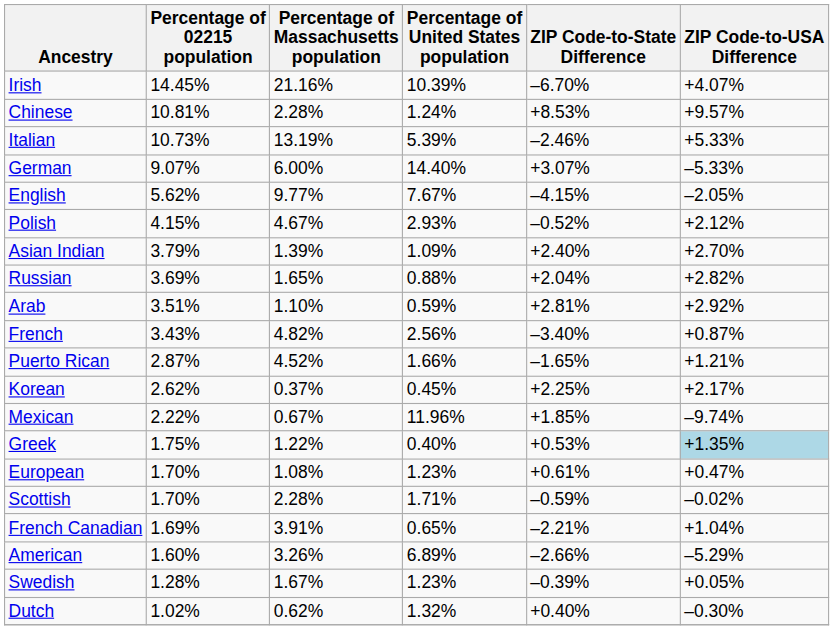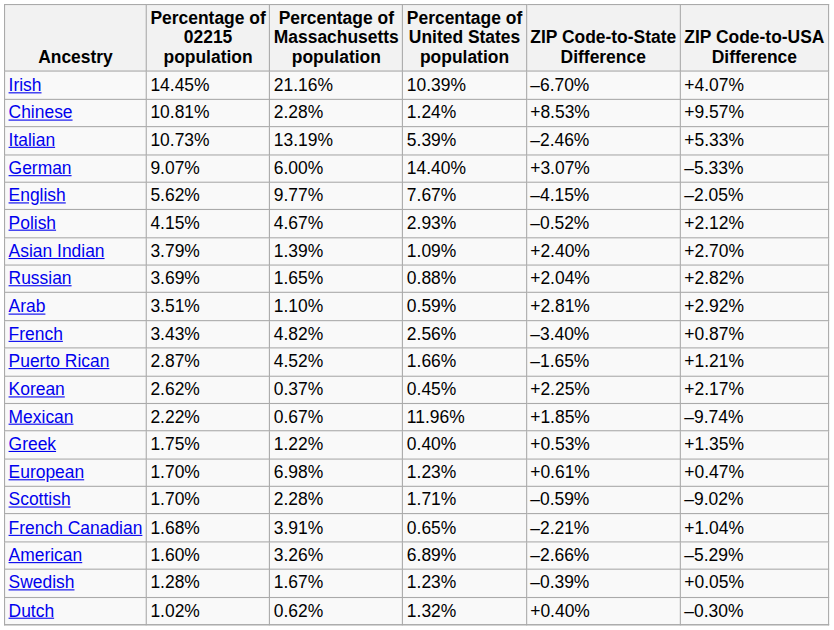(714, 444) lightblue background -> (714, 444) no background
(299, 472) 1.08% -> (299, 472) 6.98%
(714, 500) –0.02% -> (714, 500) –9.02%
(175, 527) 1.69% -> (175, 527) 1.68%
